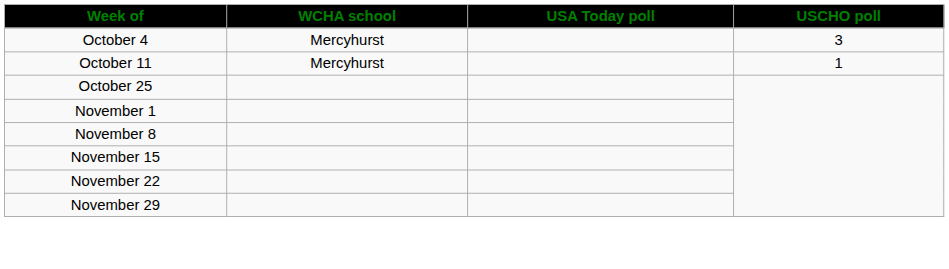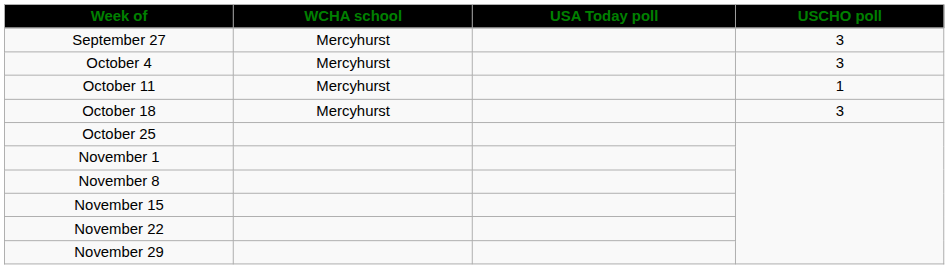+ row: (119, 39)
+ row: (119, 110)
